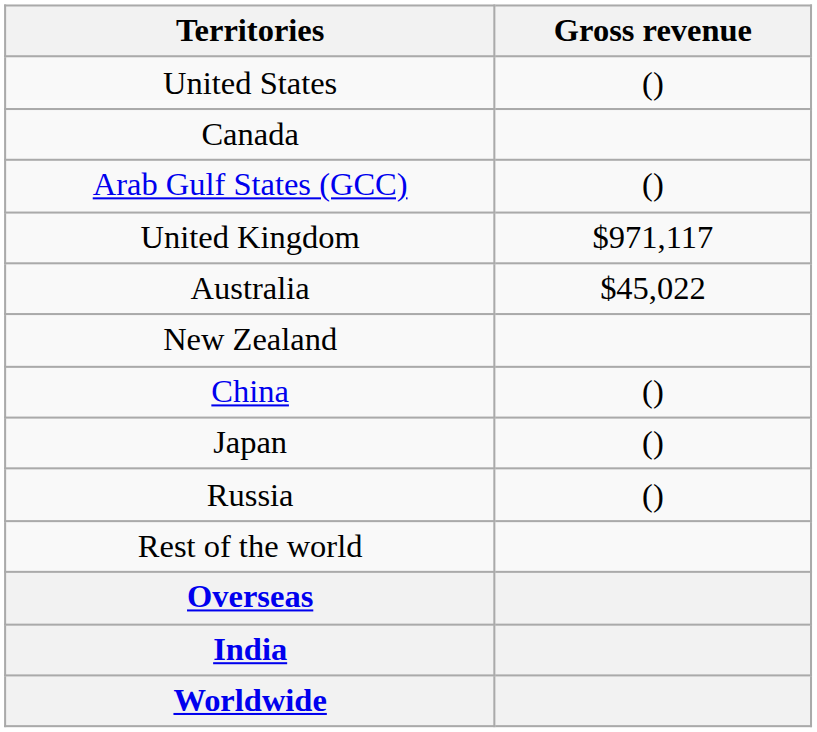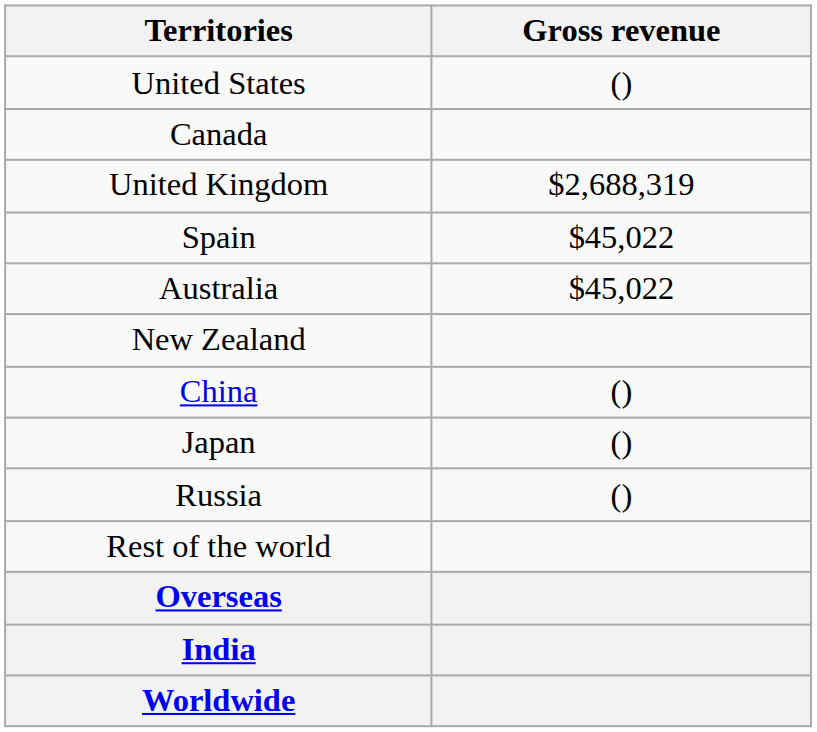- row: (250, 185)
(653, 236) $971,117 -> (621, 185) $2,688,319
+ row: (219, 236)
